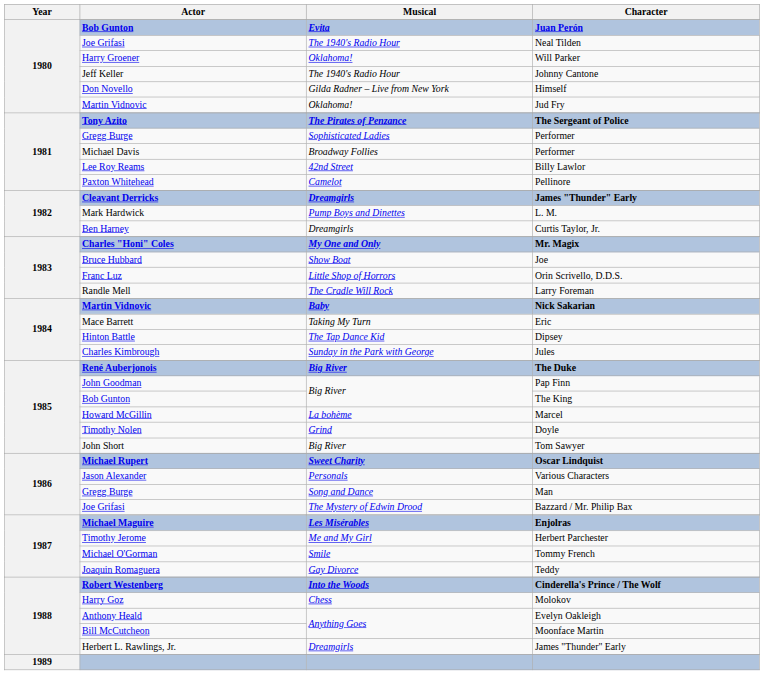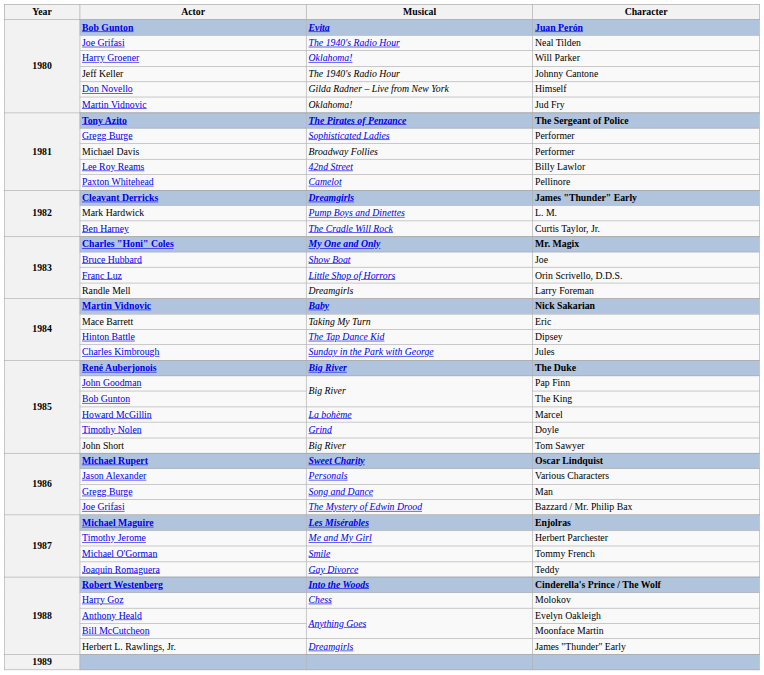(331, 228) Dreamgirls -> (351, 228) The Cradle Will Rock
(351, 290) The Cradle Will Rock -> (331, 290) Dreamgirls
